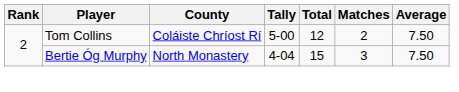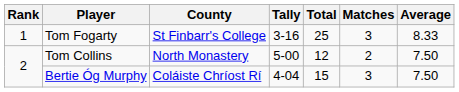+ row: (81, 35)
(207, 35) Coláiste Chríost Rí -> (200, 55) North Monastery
(200, 55) North Monastery -> (207, 76) Coláiste Chríost Rí
